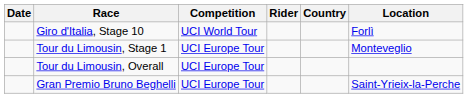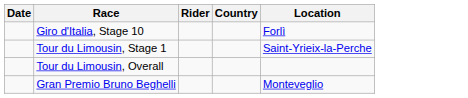- column: (223, 13)
(381, 48) Monteveglio -> (317, 48) Saint-Yrieix-la-Perche
(406, 84) Saint-Yrieix-la-Perche -> (293, 84) Monteveglio
